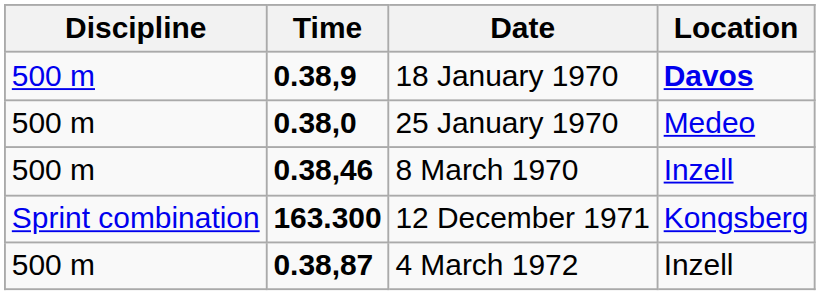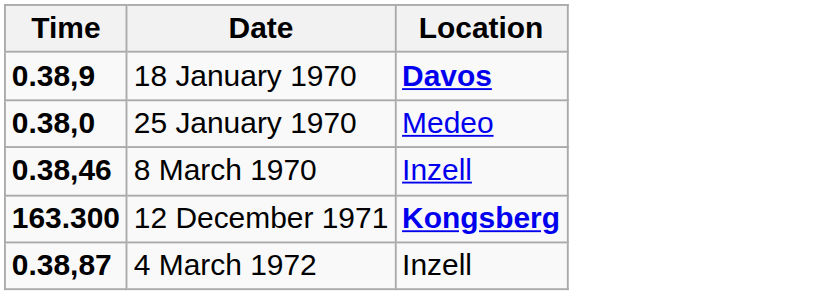- column: (136, 28)
(736, 218) normal -> (481, 218) bold
